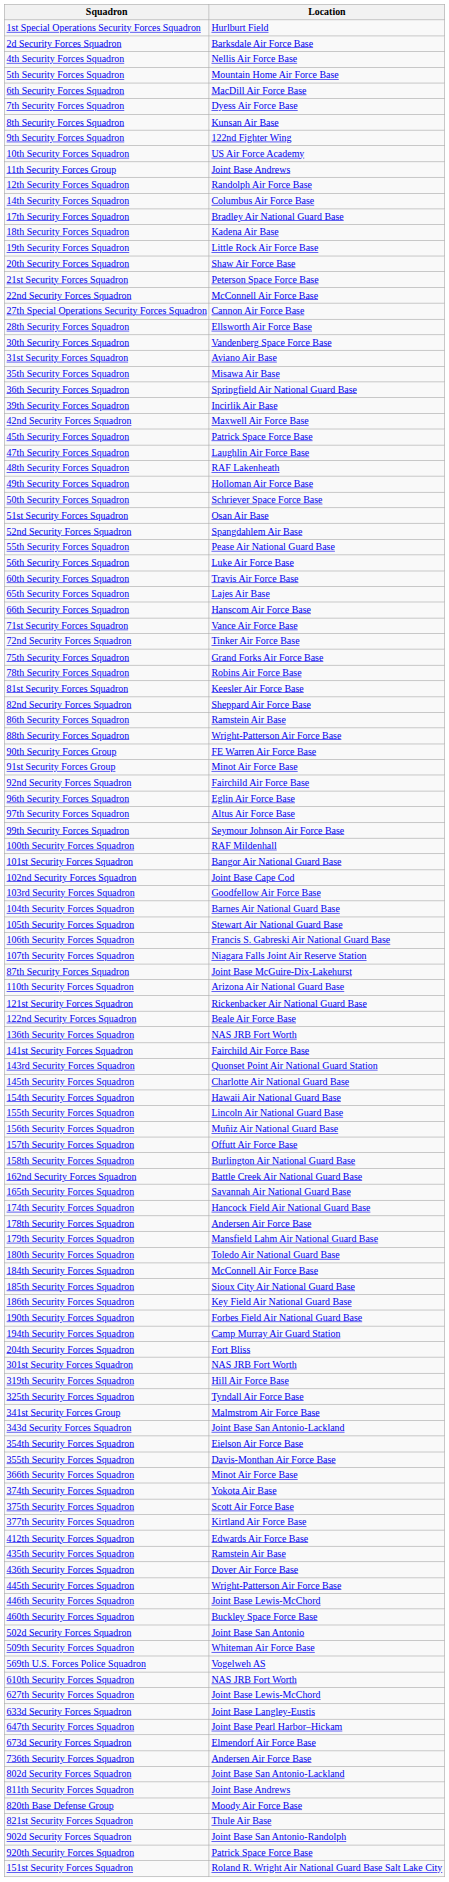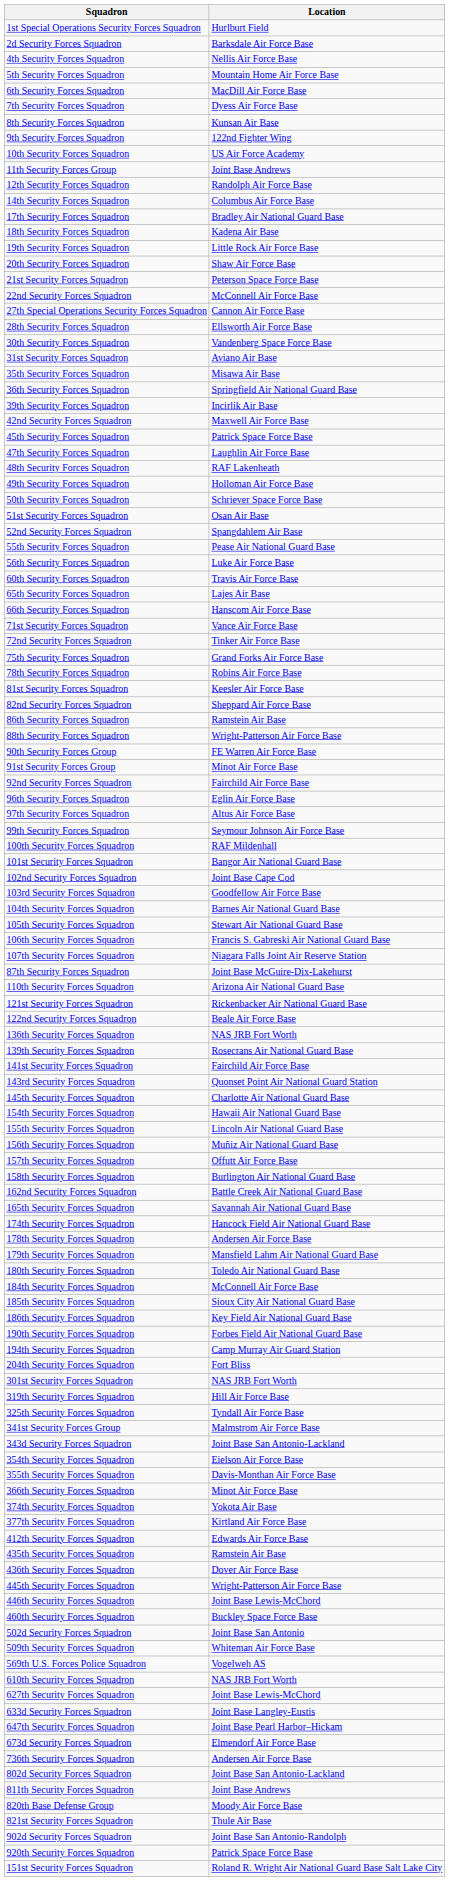+ row: (70, 1050)
- row: (70, 1506)
